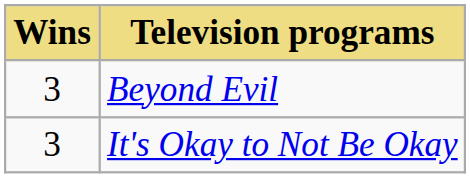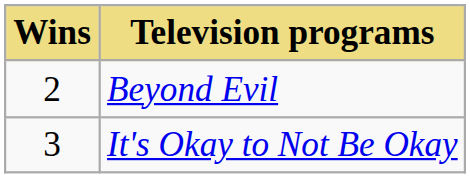(52, 88) 3 -> (52, 88) 2
